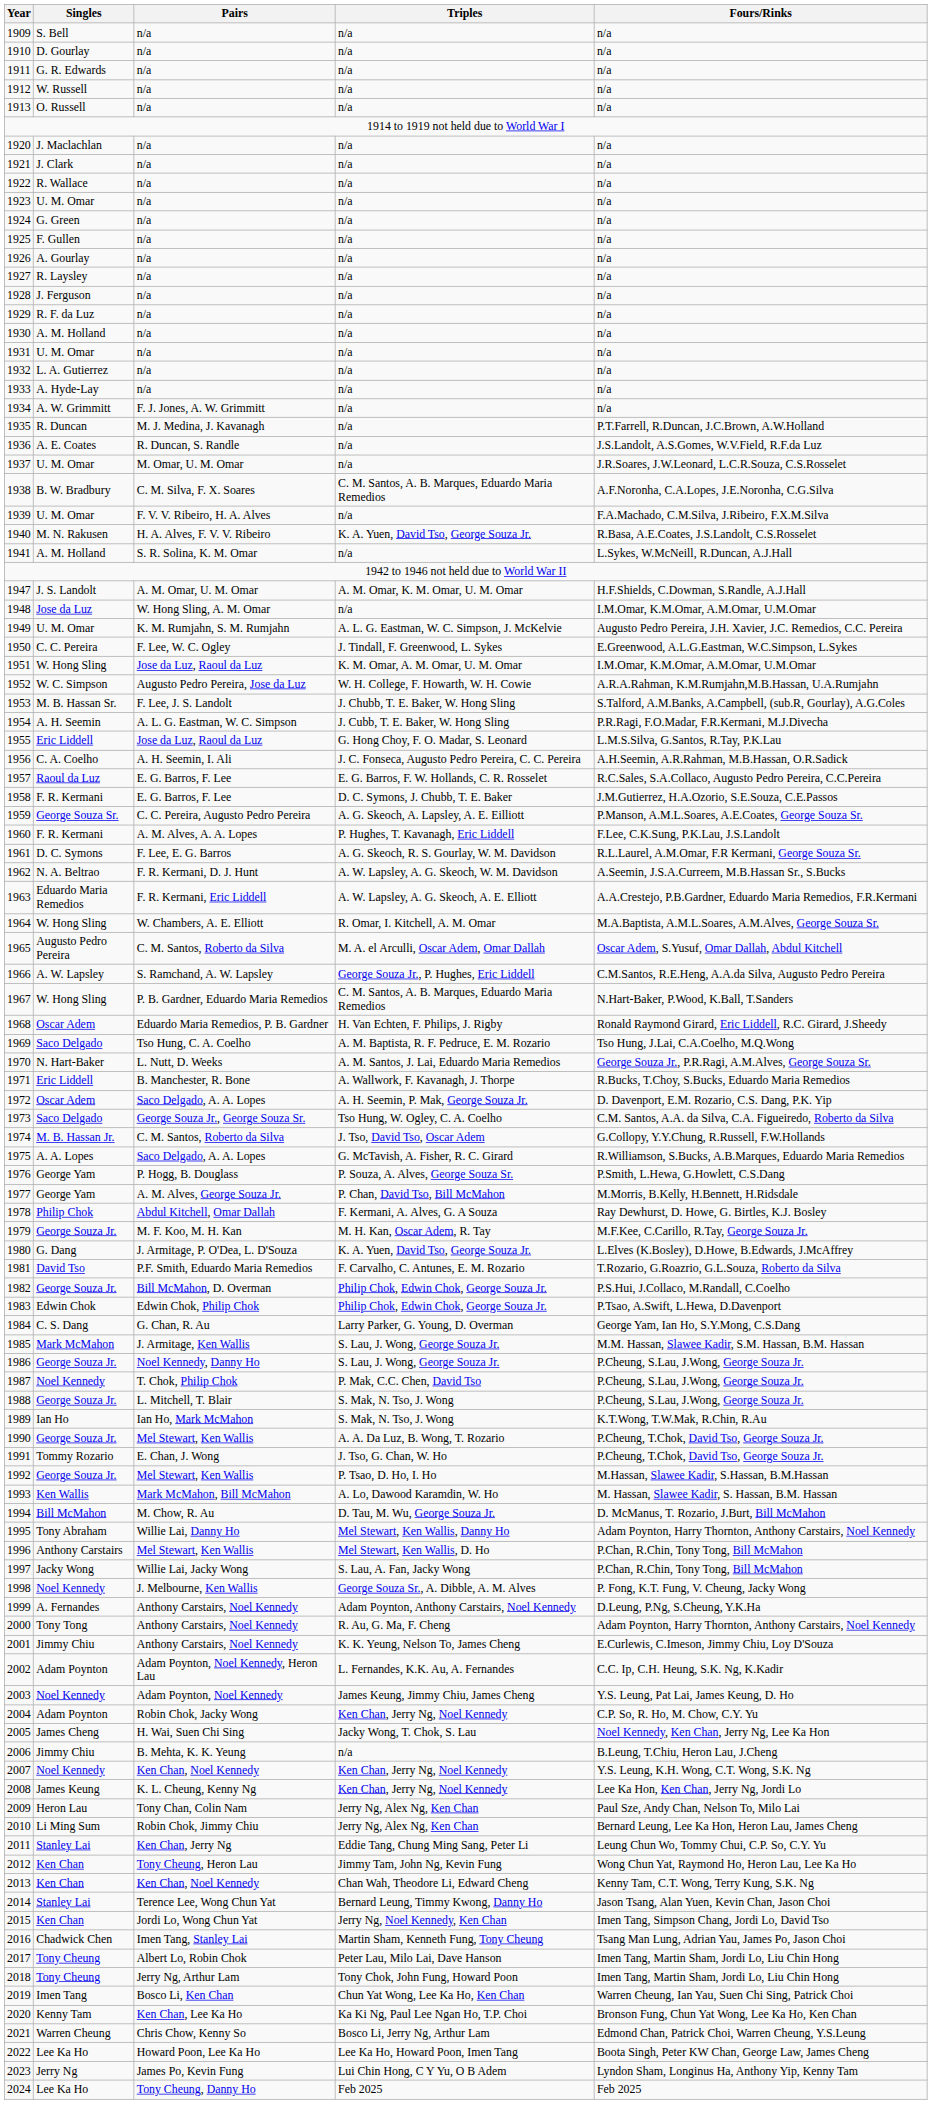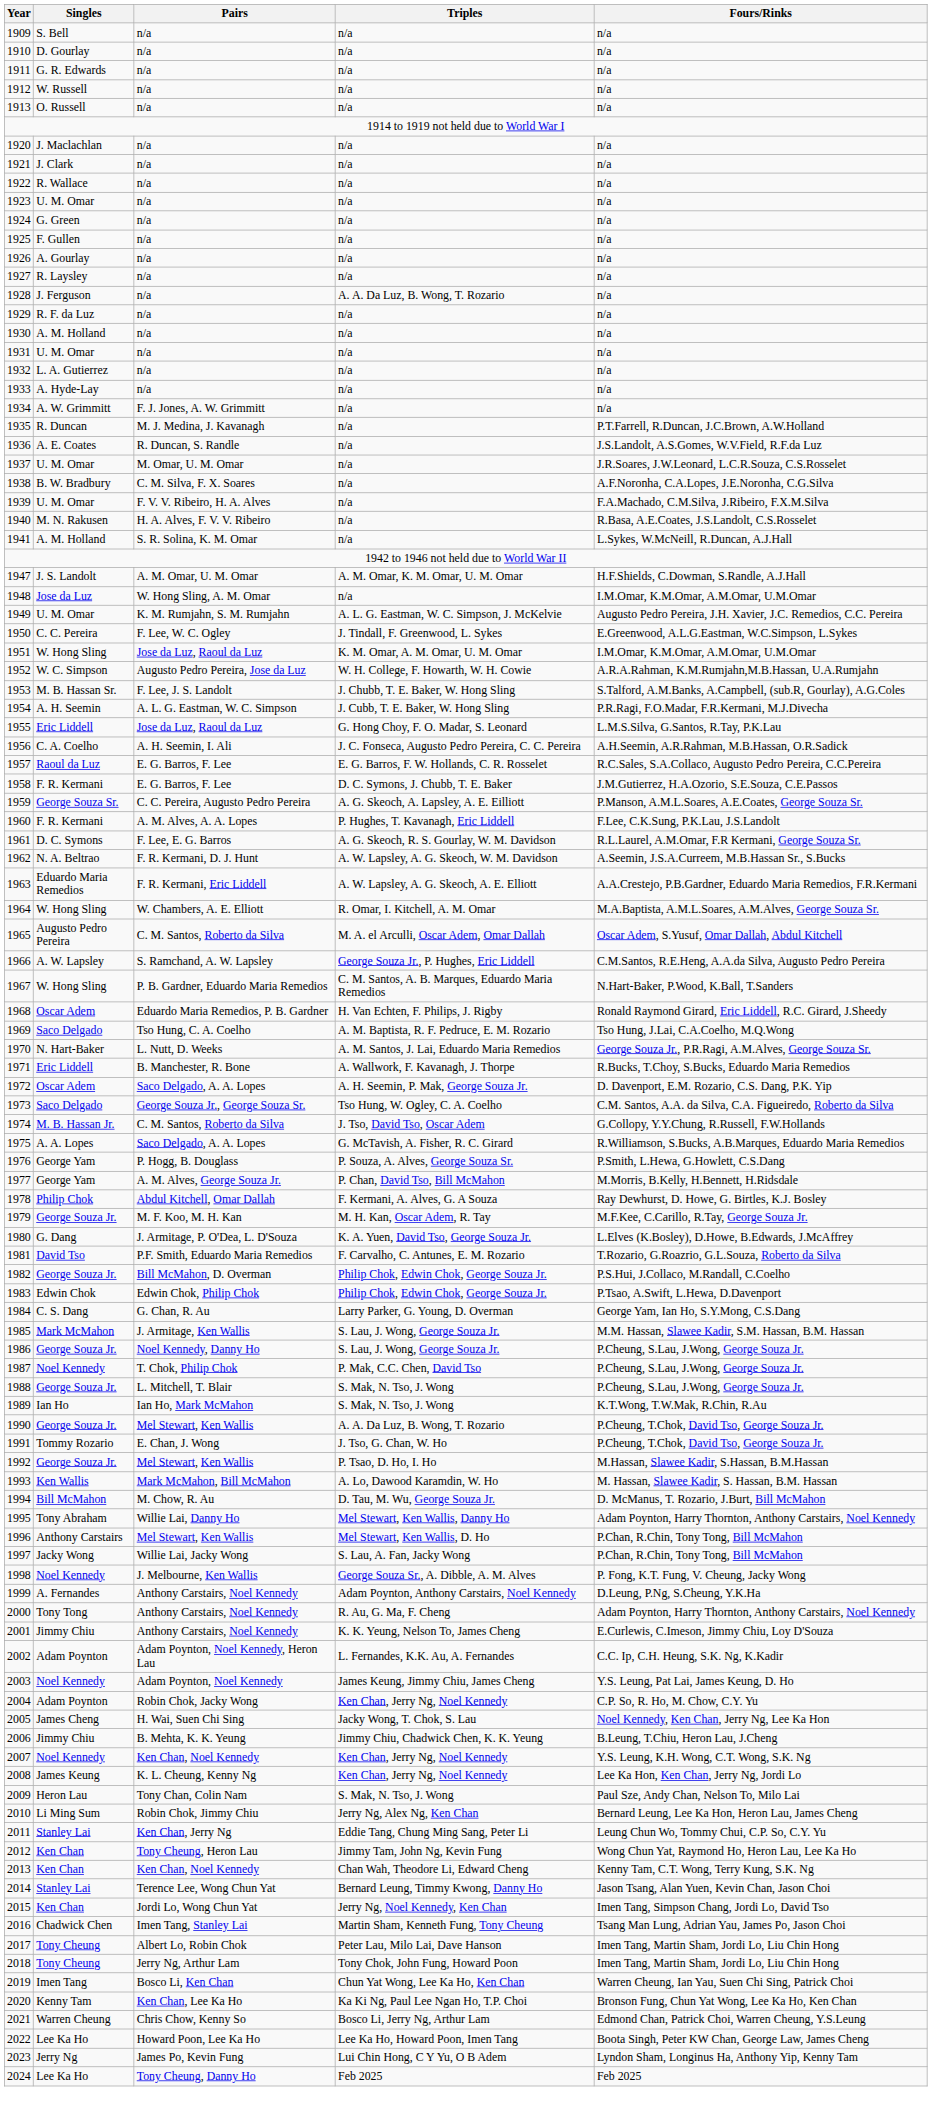(345, 295) n/a -> (421, 295) A. A. Da Luz, B. Wong, T. Rozario
(445, 489) C. M. Santos, A. B. Marques, Eduardo Maria Remedios -> (345, 483) n/a
(435, 534) K. A. Yuen, David Tso, George Souza Jr. -> (345, 520) n/a
(345, 1751) n/a -> (441, 1738) Jimmy Chiu, Chadwick Chen, K. K. Yeung
(408, 1808) Jerry Ng, Alex Ng, Ken Chan -> (396, 1794) S. Mak, N. Tso, J. Wong
